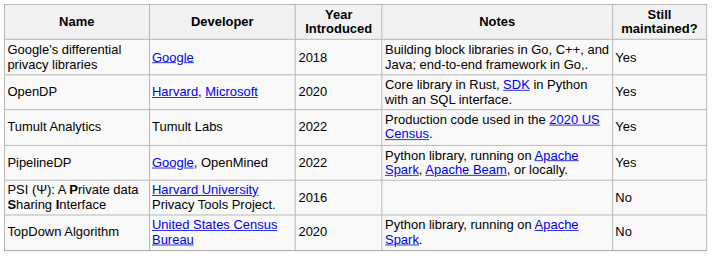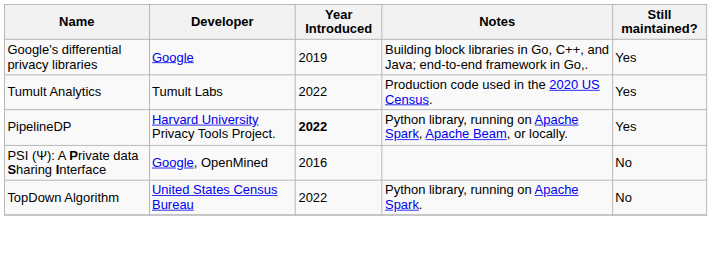(313, 57) 2018 -> (313, 57) 2019
- row: (32, 92)
(210, 162) Google, OpenMined -> (214, 127) Harvard University Privacy Tools Project.
(313, 162) normal -> (313, 127) bold
(214, 197) Harvard University Privacy Tools Project. -> (210, 162) Google, OpenMined
(313, 232) 2020 -> (313, 197) 2022
